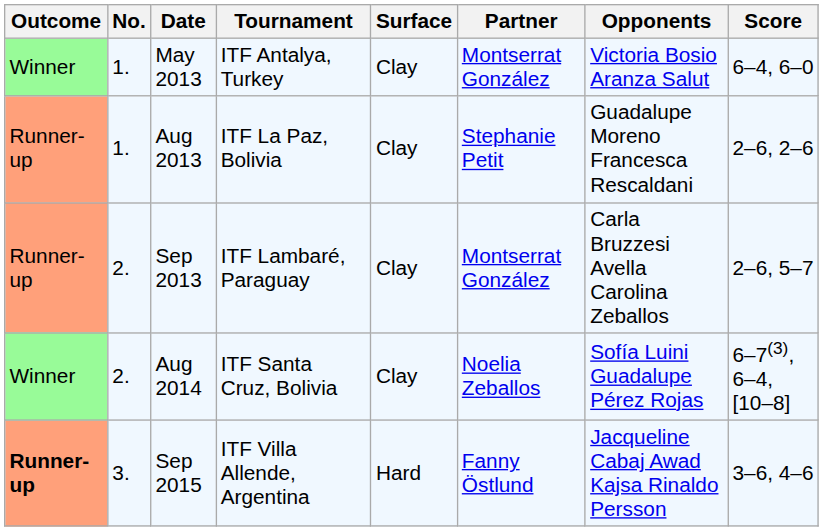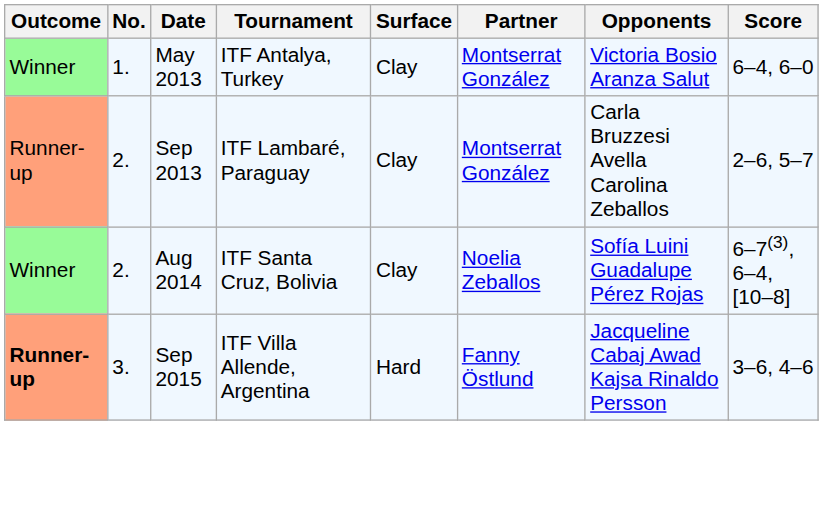- row: (179, 148)
